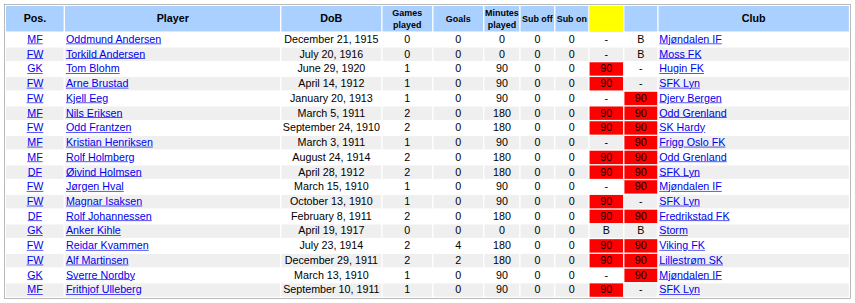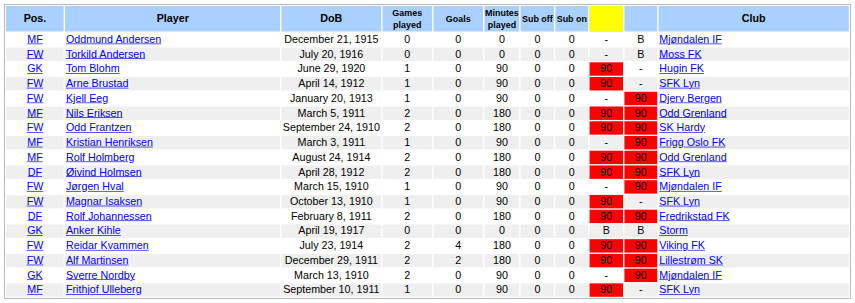(407, 275) 1 -> (407, 275) 2
